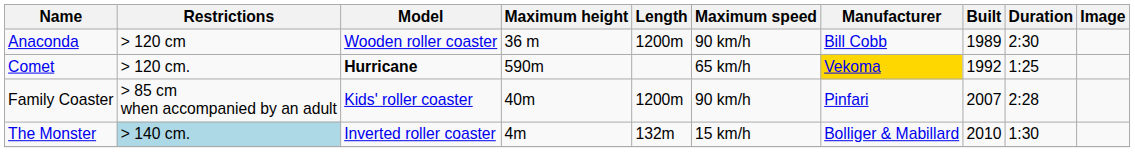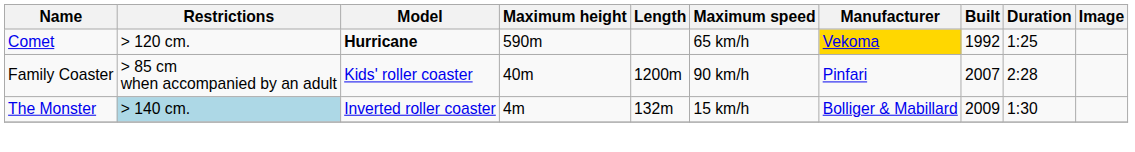- row: (43, 41)
(984, 134) 2010 -> (982, 109) 2009
